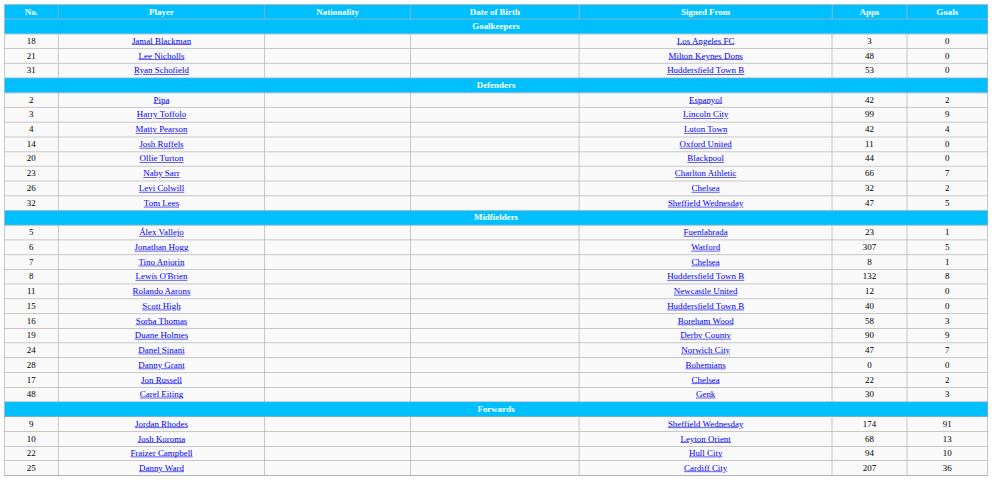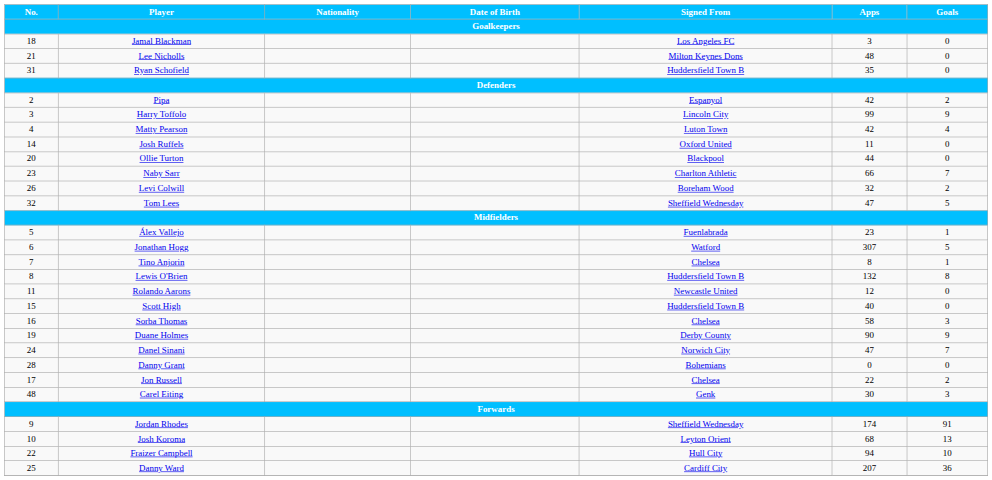(869, 71) 53 -> (869, 71) 35
(706, 188) Chelsea -> (706, 188) Boreham Wood
(706, 321) Boreham Wood -> (706, 321) Chelsea
